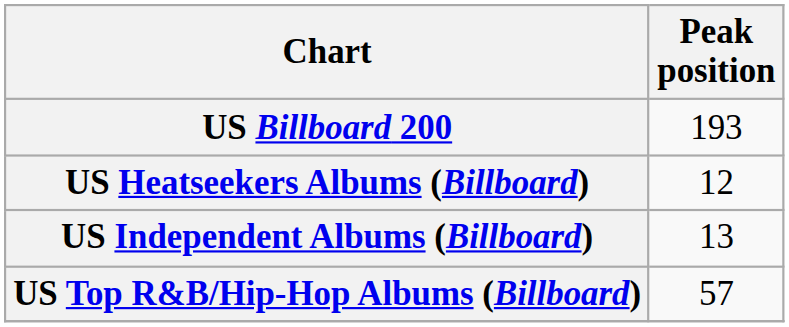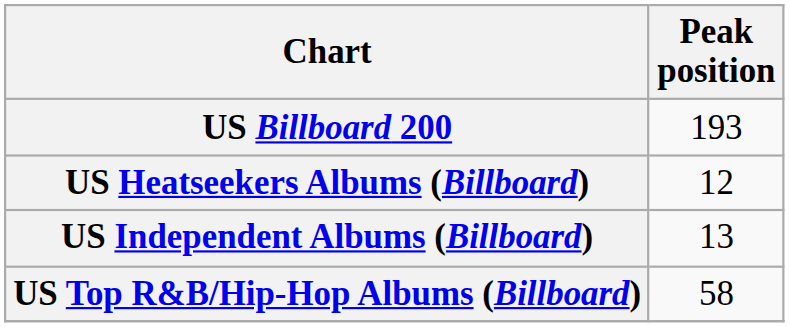(716, 292) 57 -> (716, 292) 58
